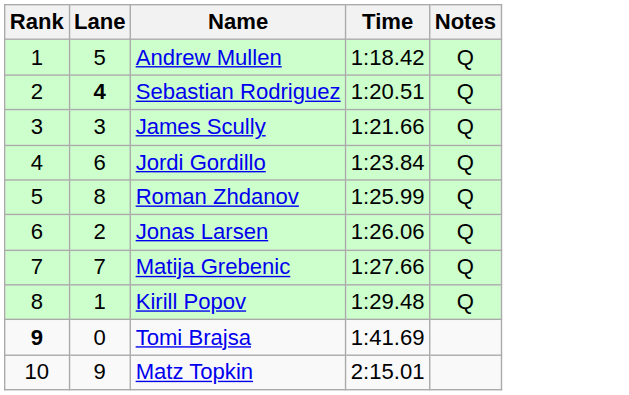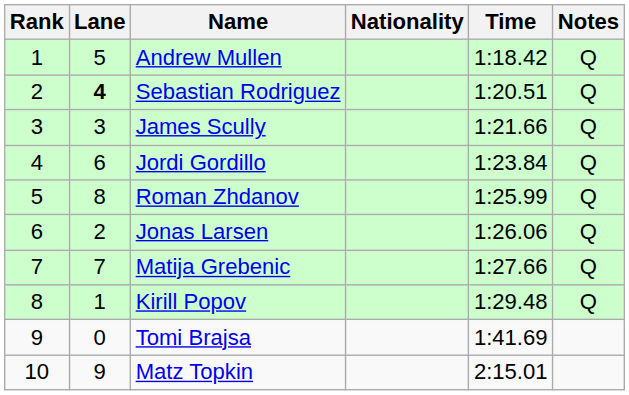+ column: (407, 22)
(37, 337) bold -> (37, 337) normal
